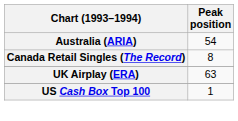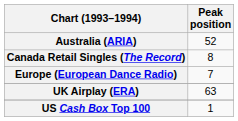(211, 41) 54 -> (211, 41) 52
+ row: (96, 74)
